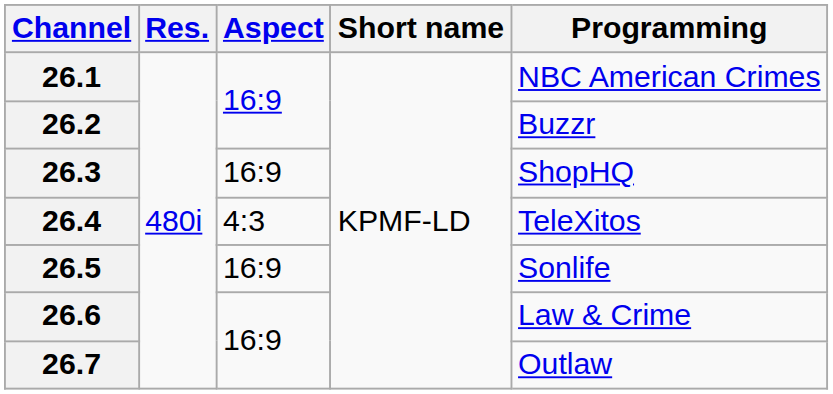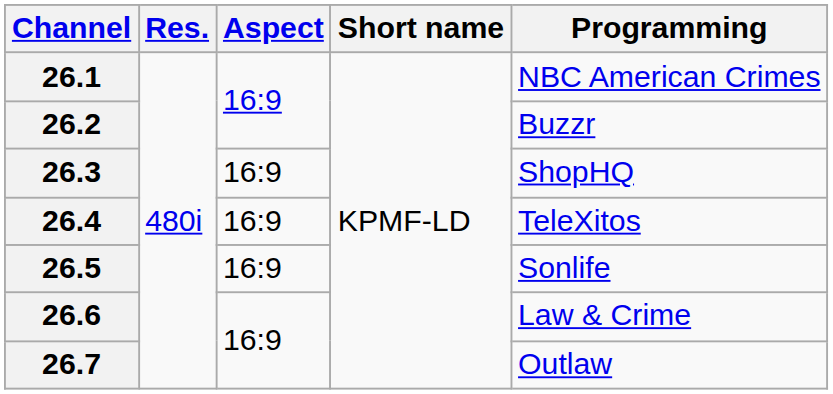(244, 220) 4:3 -> (252, 220) 16:9
